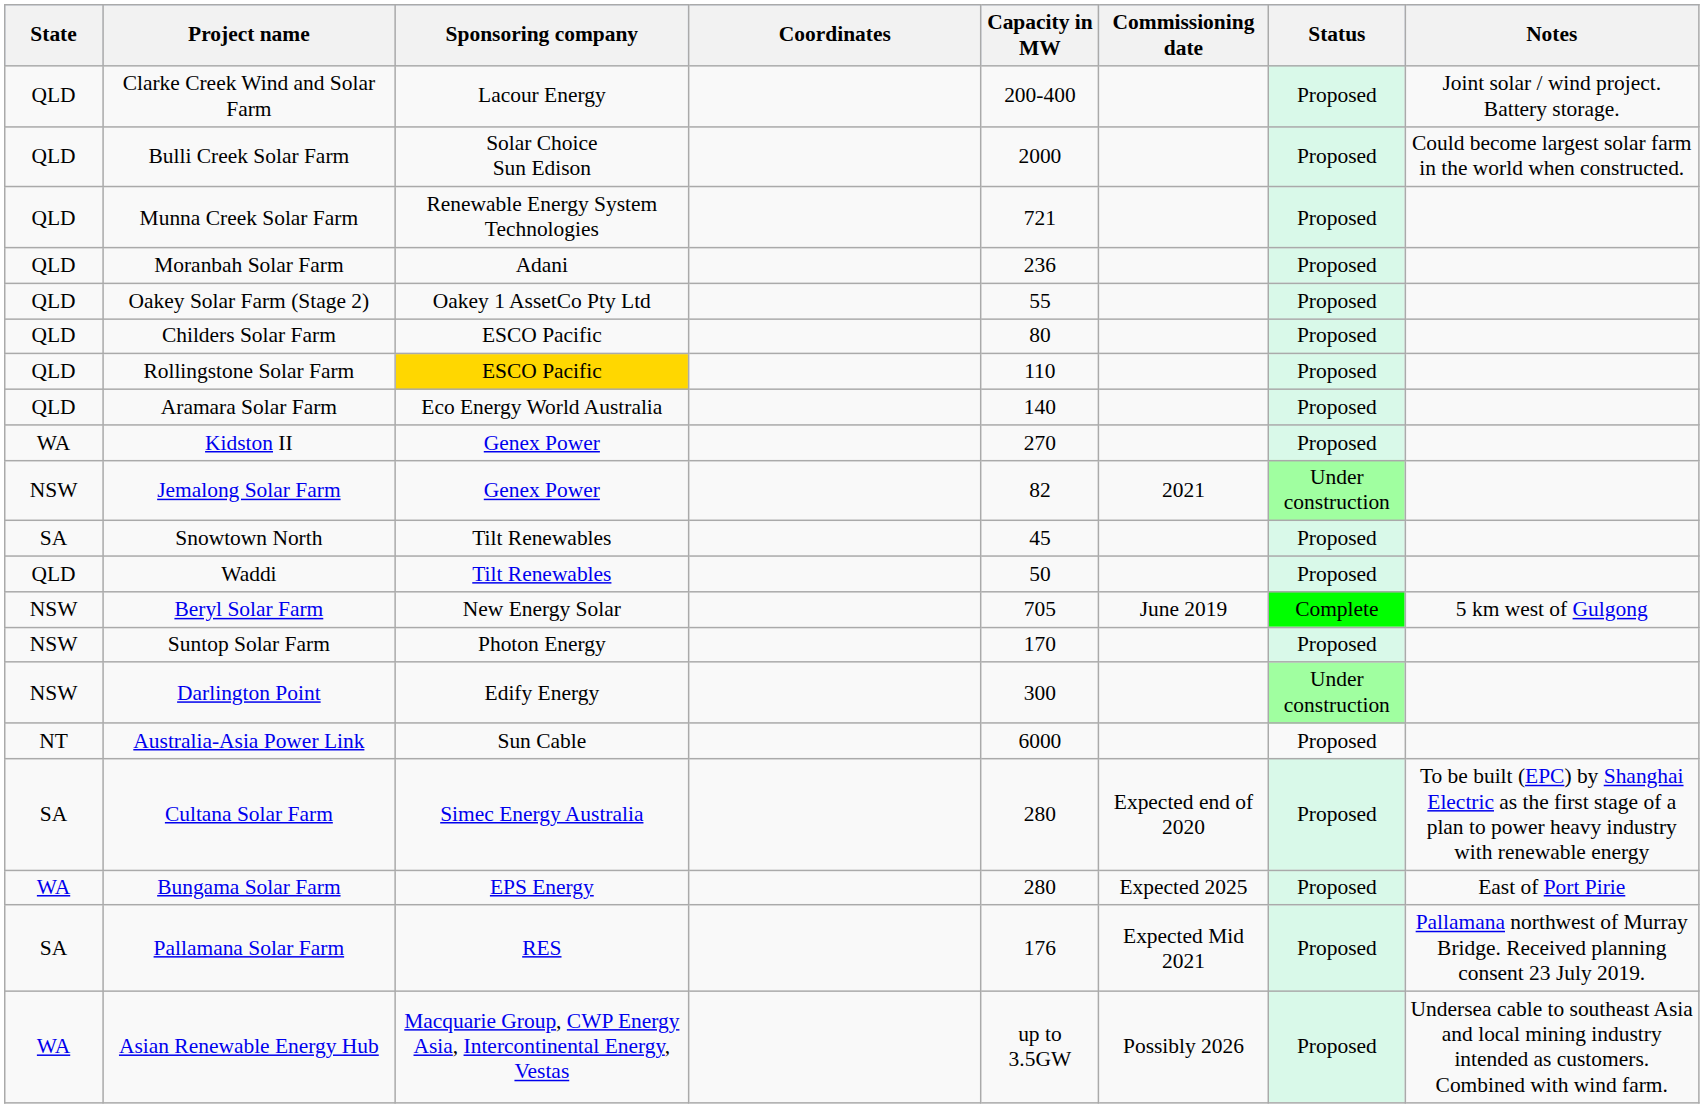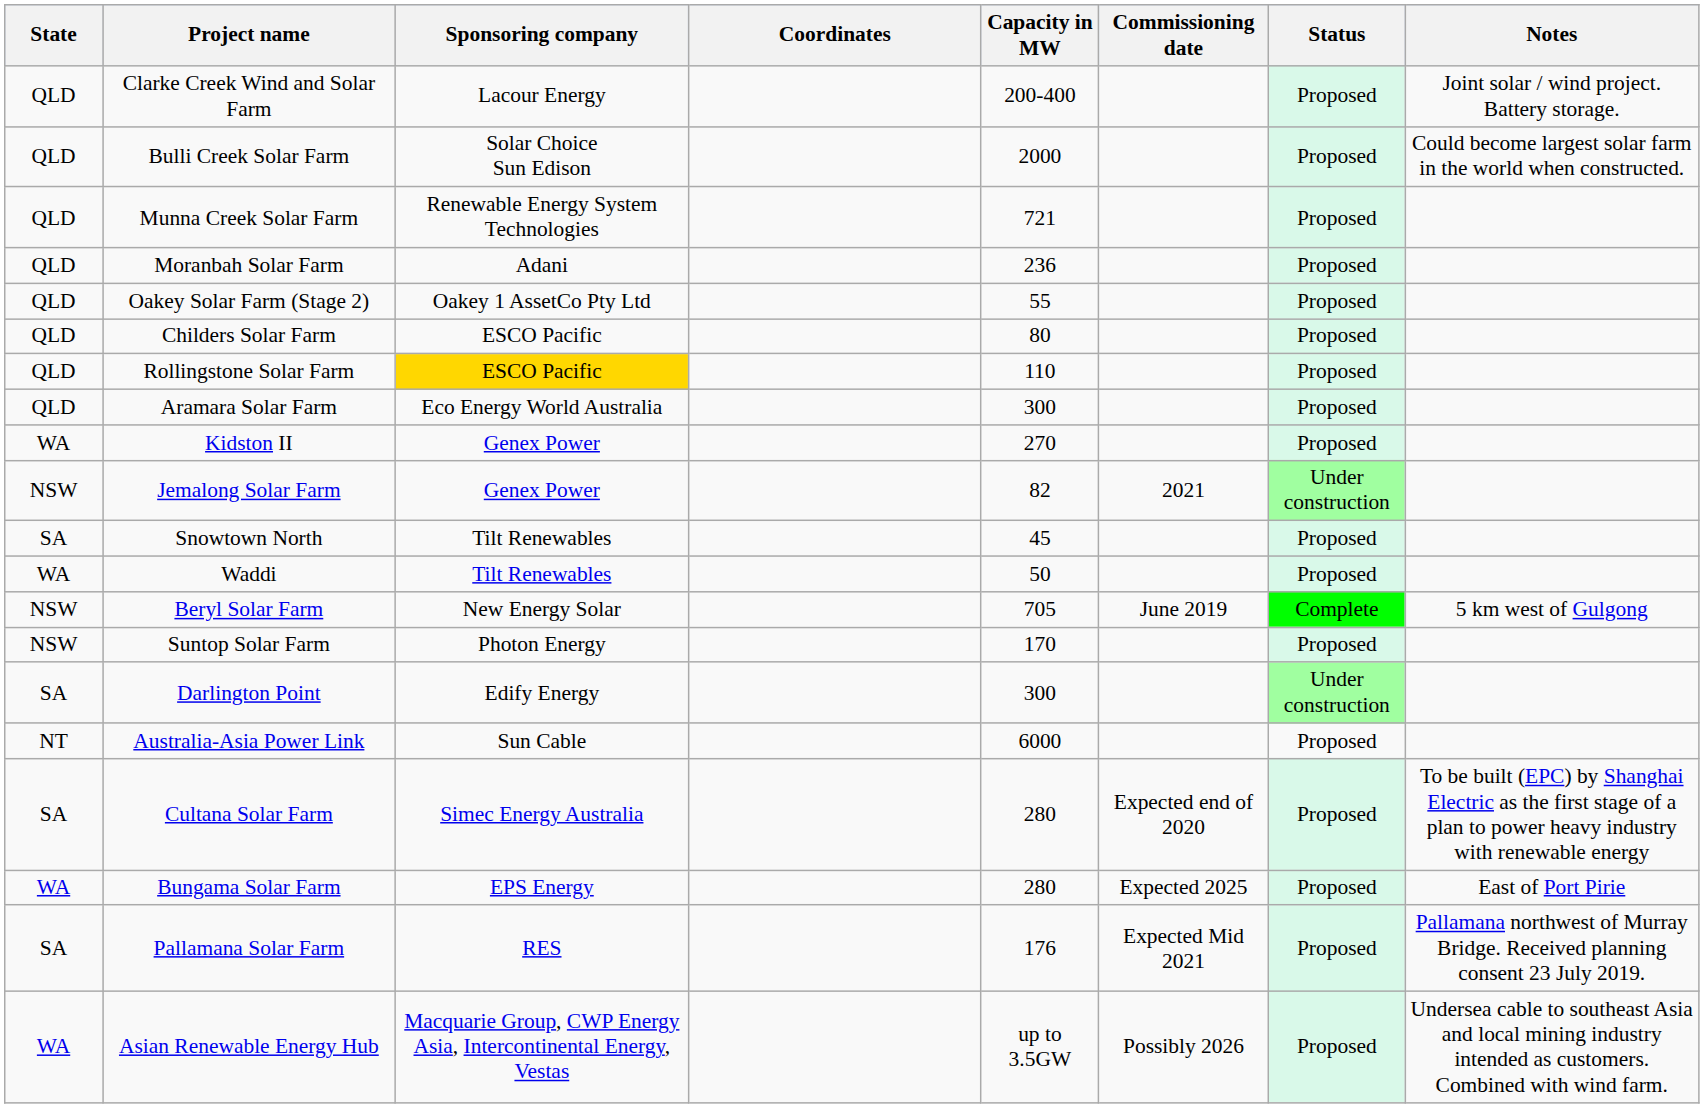(1040, 407) 140 -> (1040, 407) 300
(54, 573) QLD -> (54, 573) WA
(54, 692) NSW -> (54, 692) SA
